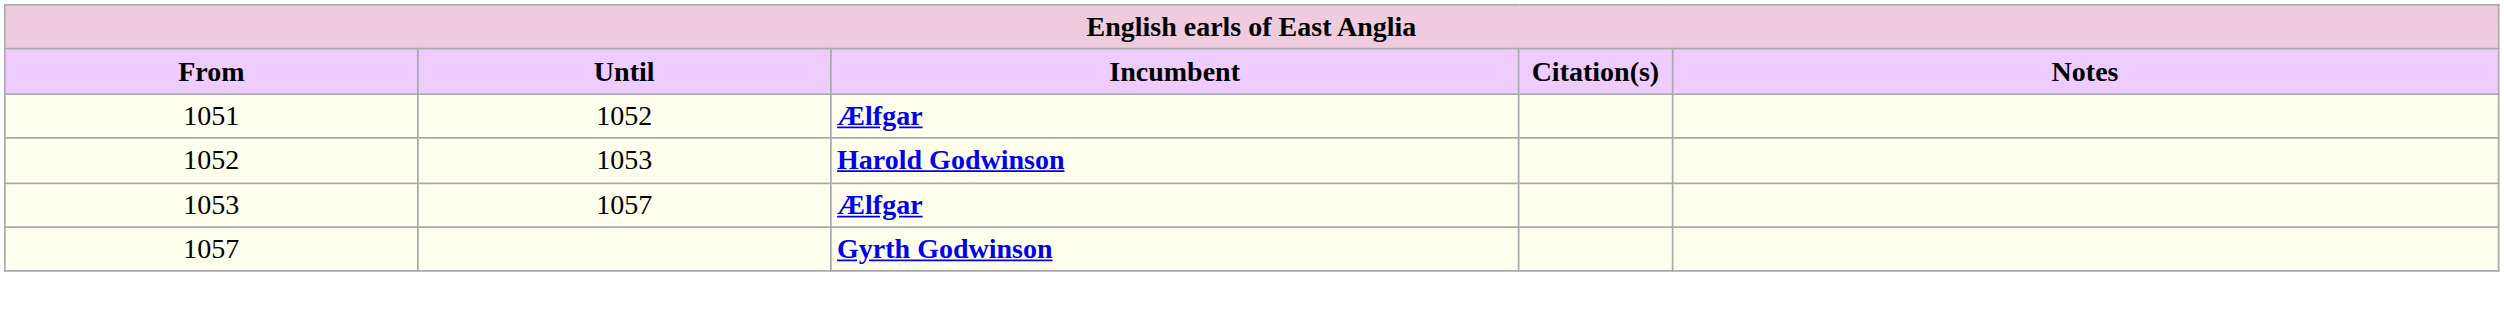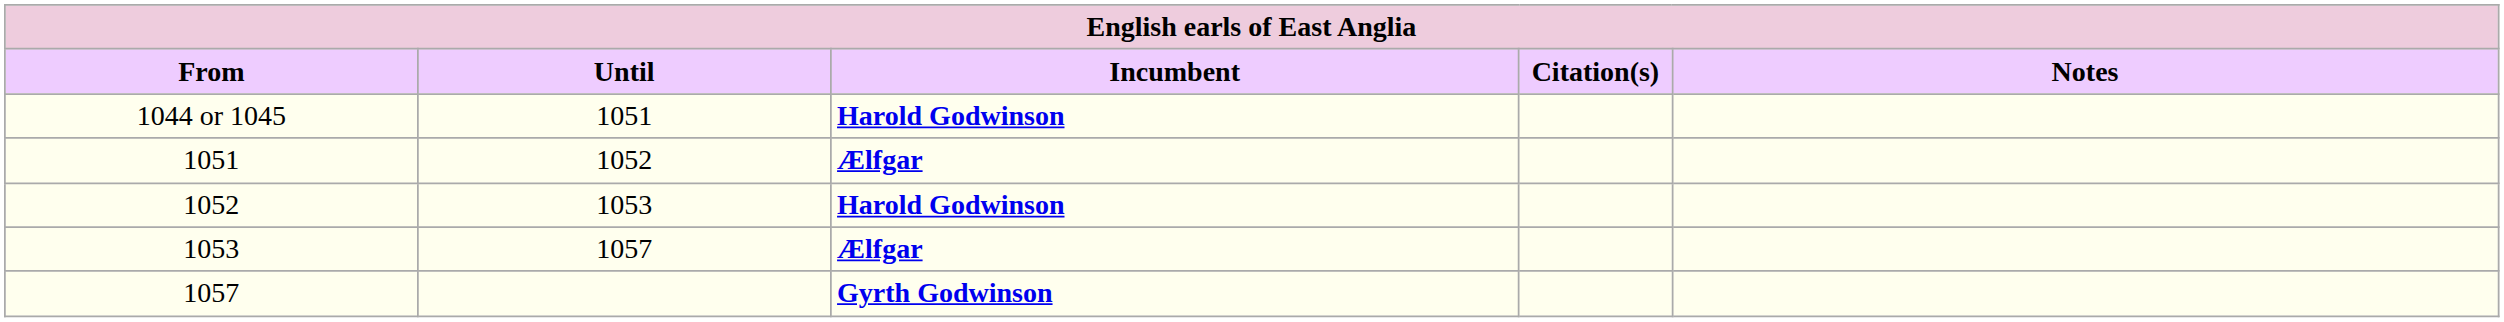+ row: (211, 115)
